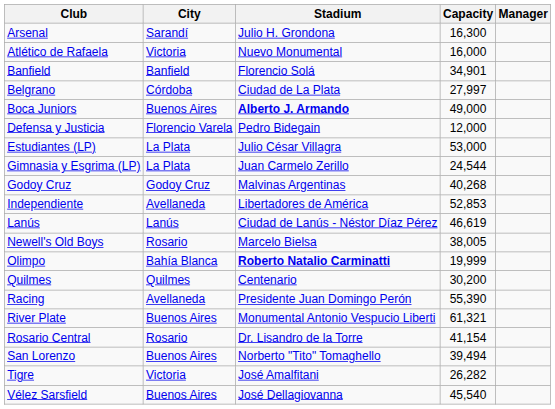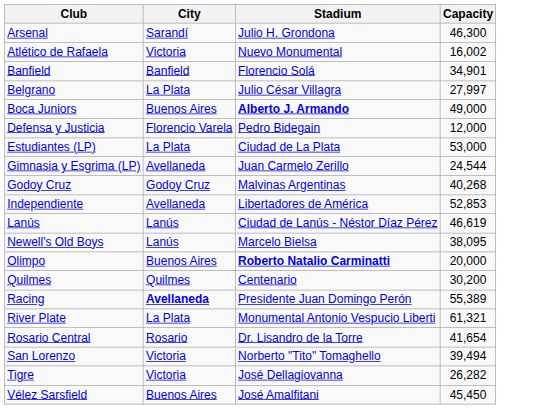- column: (523, 14)
(468, 33) 16,300 -> (468, 33) 46,300
(468, 52) 16,000 -> (468, 52) 16,002
(169, 90) Córdoba -> (168, 90) La Plata
(289, 90) Ciudad de La Plata -> (290, 90) Julio César Villagra
(290, 147) Julio César Villagra -> (289, 147) Ciudad de La Plata
(168, 166) La Plata -> (176, 166) Avellaneda
(167, 242) Rosario -> (162, 242) Lanús
(468, 242) 38,005 -> (468, 242) 38,095
(182, 261) Bahía Blanca -> (181, 261) Buenos Aires
(468, 261) 19,999 -> (468, 261) 20,000
(176, 299) normal -> (178, 299) bold
(468, 299) 55,390 -> (468, 299) 55,389
(181, 318) Buenos Aires -> (168, 318) La Plata
(468, 337) 41,154 -> (468, 337) 41,654
(181, 356) Buenos Aires -> (166, 356) Victoria
(278, 375) José Amalfitani -> (290, 375) José Dellagiovanna
(290, 394) José Dellagiovanna -> (278, 394) José Amalfitani
(468, 394) 45,540 -> (468, 394) 45,450
